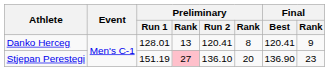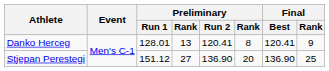(155, 59) 151.19 -> (155, 59) 151.12
(186, 59) pink background -> (186, 59) no background
(217, 59) 136.10 -> (217, 59) 136.90
(311, 59) 23 -> (311, 59) 25
